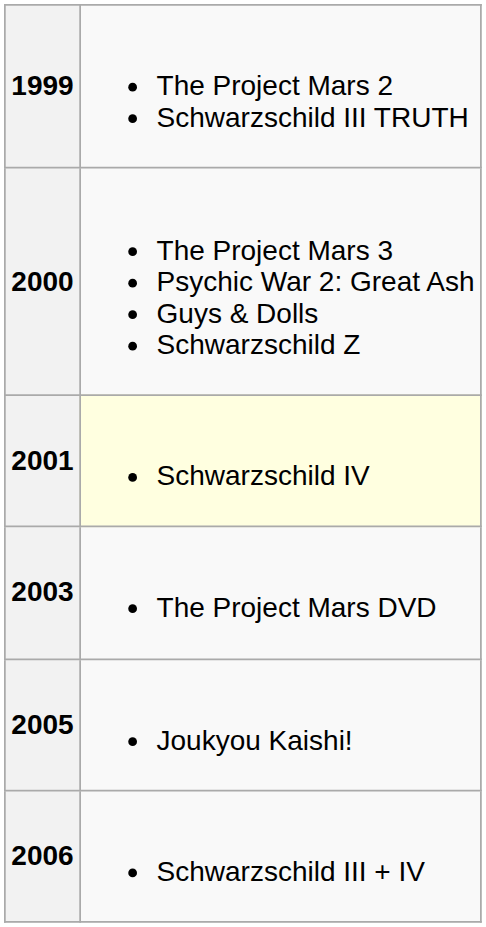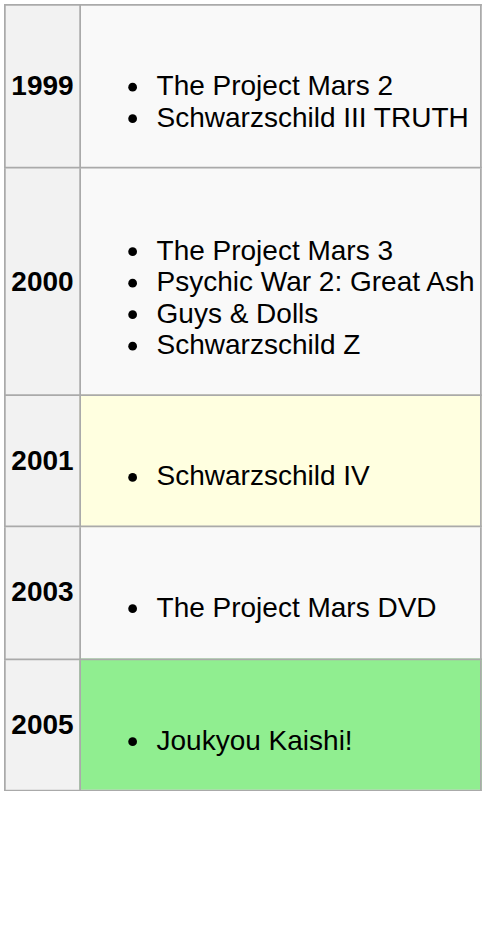(280, 740) no background -> (280, 740) lightgreen background
- row: (42, 855)
